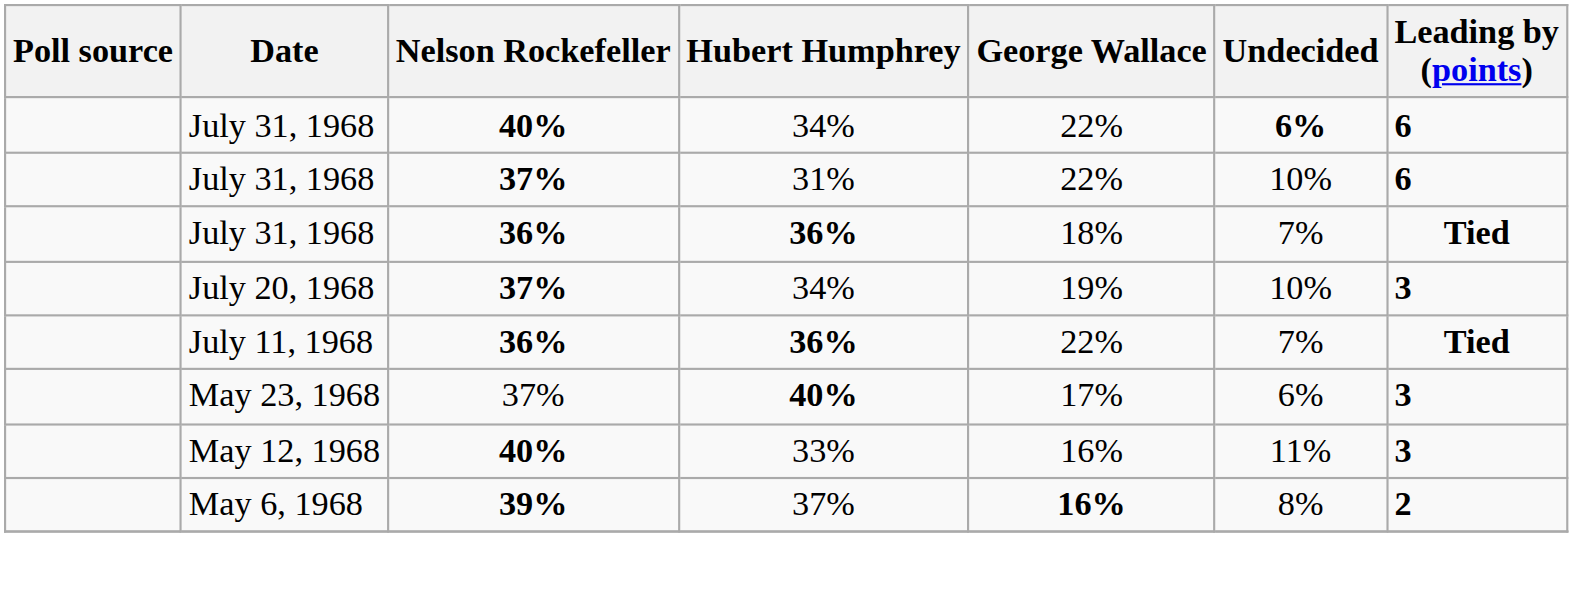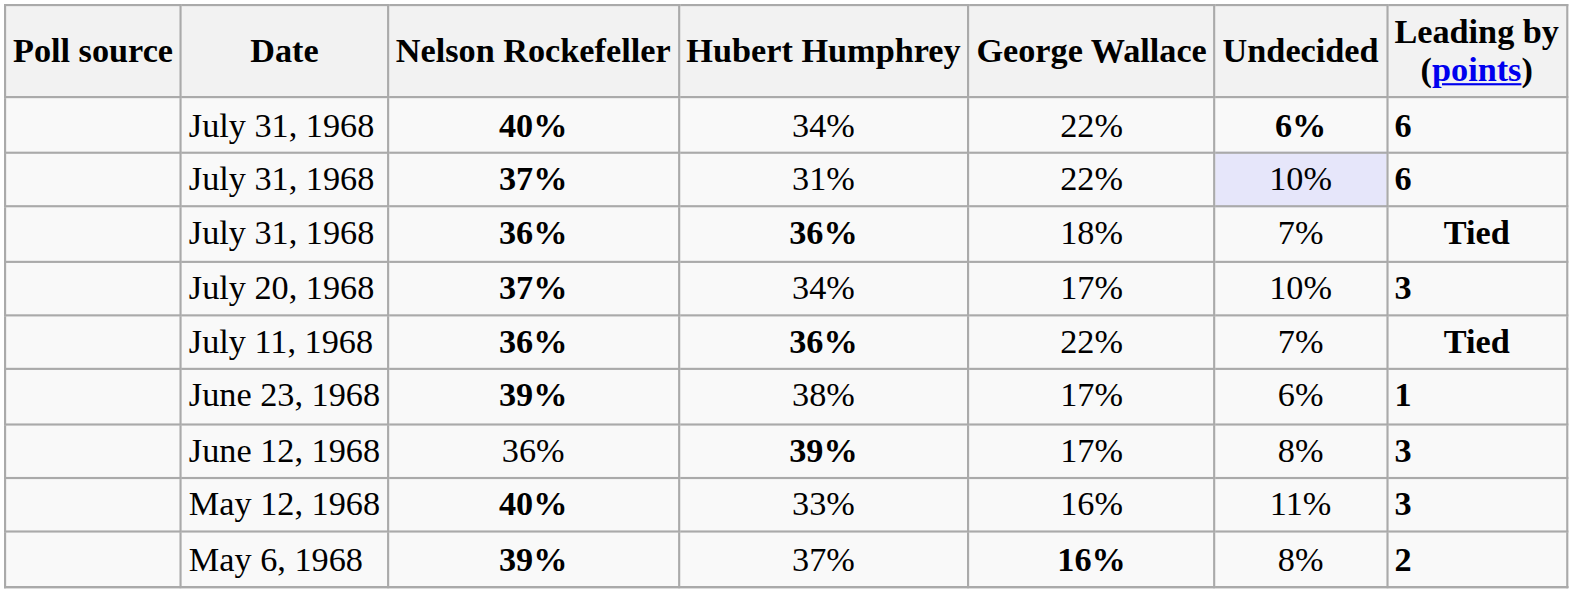(1301, 178) no background -> (1301, 178) lavender background
(1092, 287) 19% -> (1092, 287) 17%
+ row: (284, 395)
+ row: (284, 450)
- row: (284, 395)
